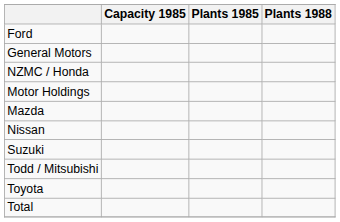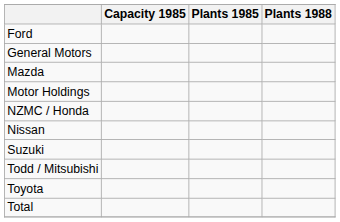rows swapped: (26, 111) <-> (48, 72)
